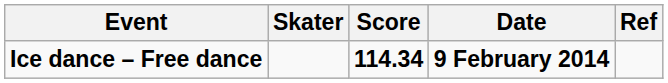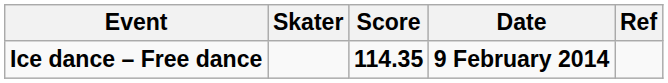(389, 59) 114.34 -> (389, 59) 114.35
